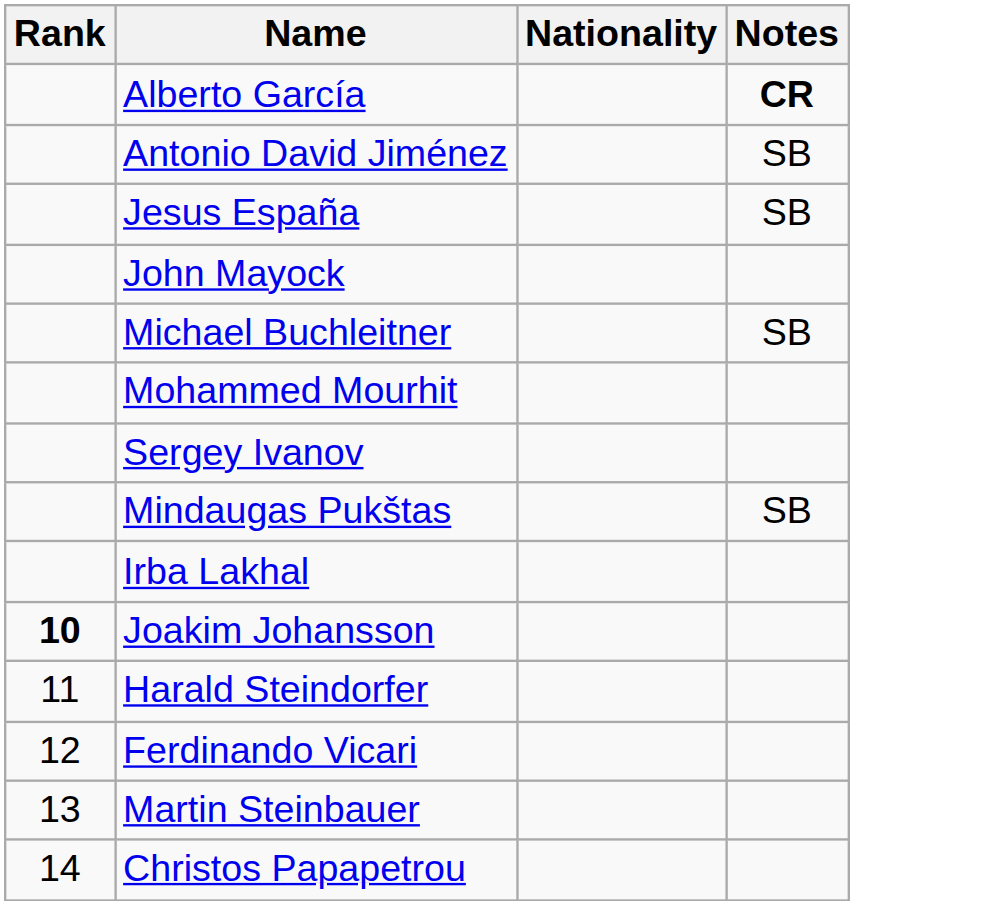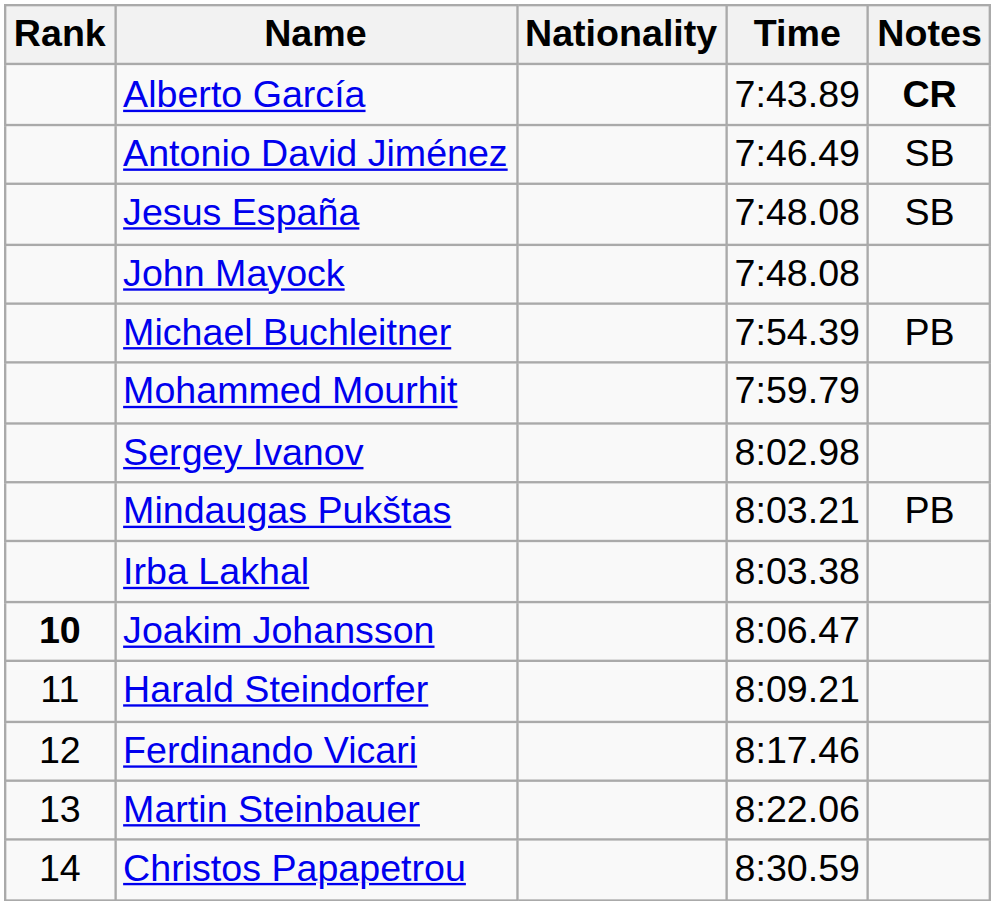+ column: (797, 34)
(787, 332) SB -> (930, 332) PB
(787, 511) SB -> (930, 511) PB
